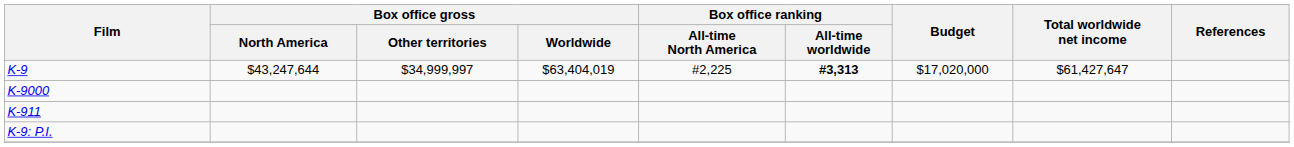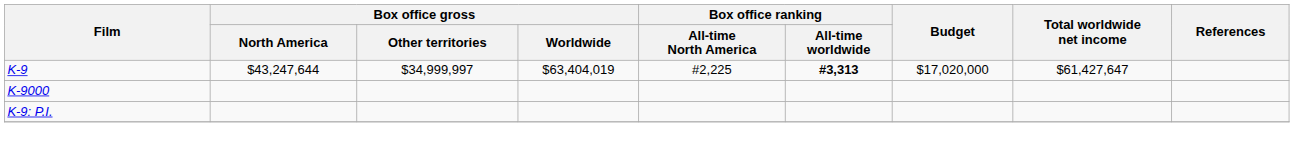- row: (24, 111)
